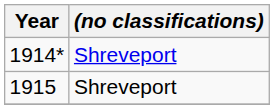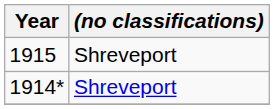rows swapped: (37, 54) <-> (33, 87)
